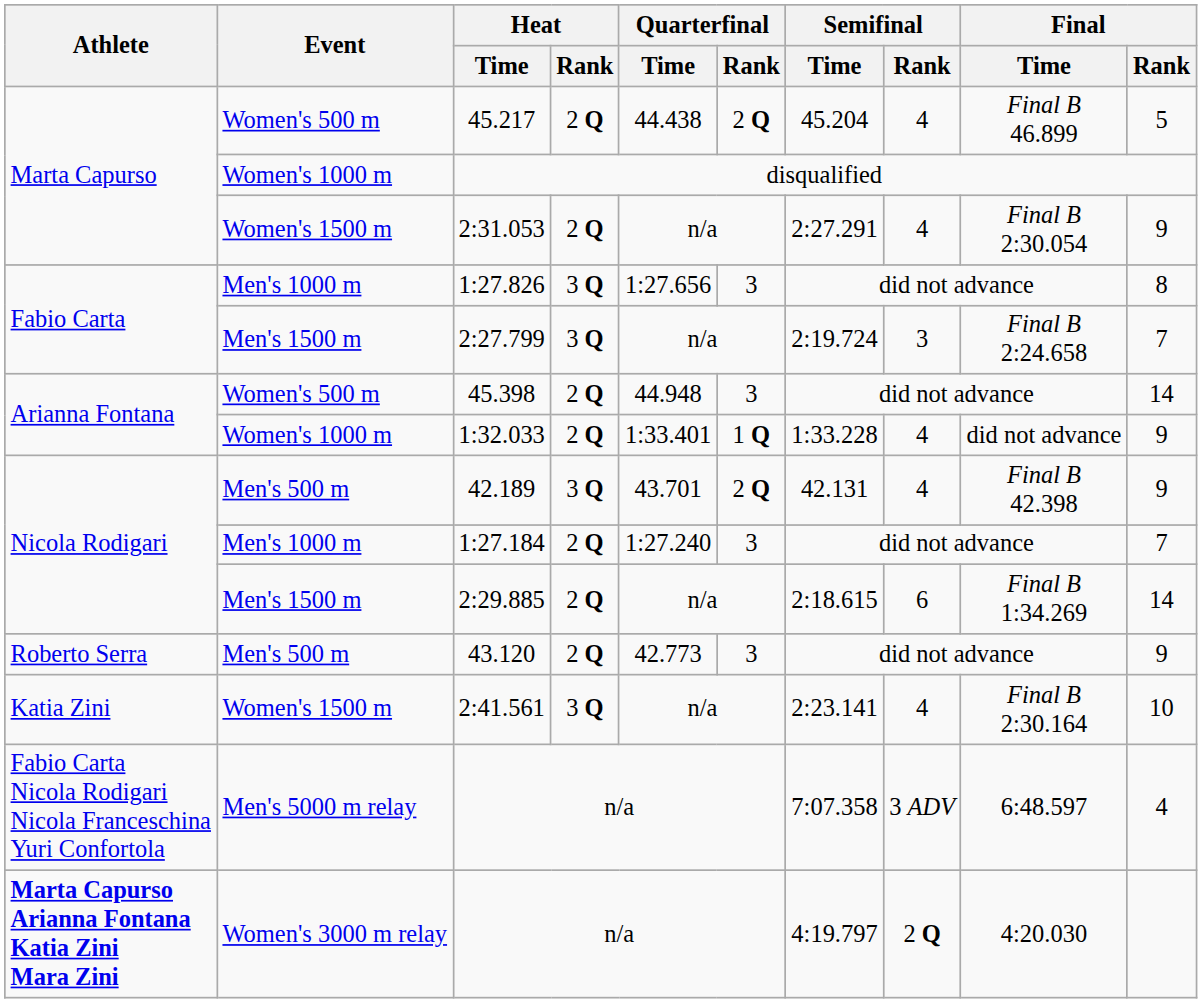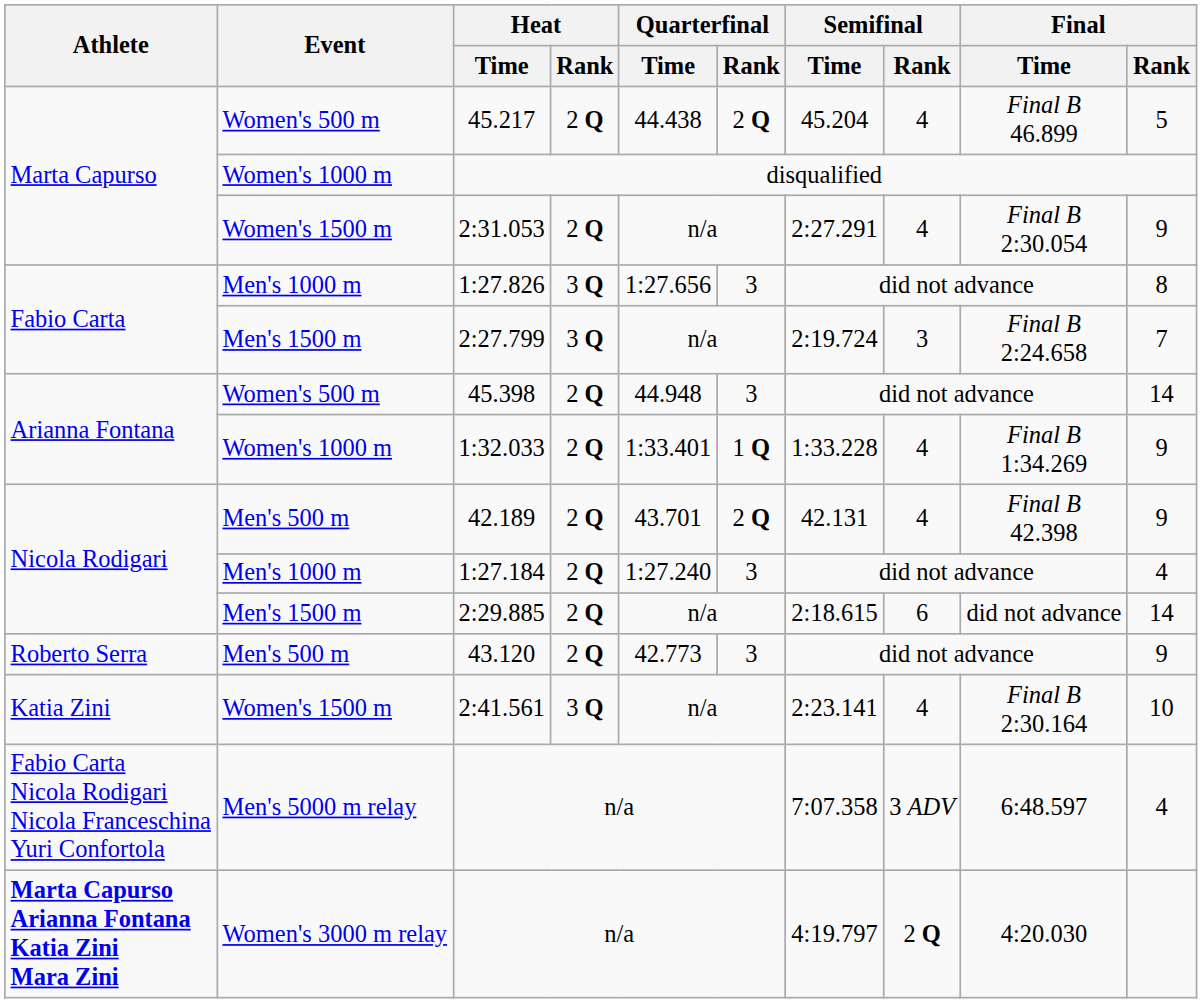(1044, 434) did not advance -> (1044, 449) Final B 1:34.269
(585, 489) 3 Q -> (585, 518) 2 Q
(1162, 544) 7 -> (1162, 573) 4
(1044, 599) Final B 1:34.269 -> (1044, 613) did not advance
